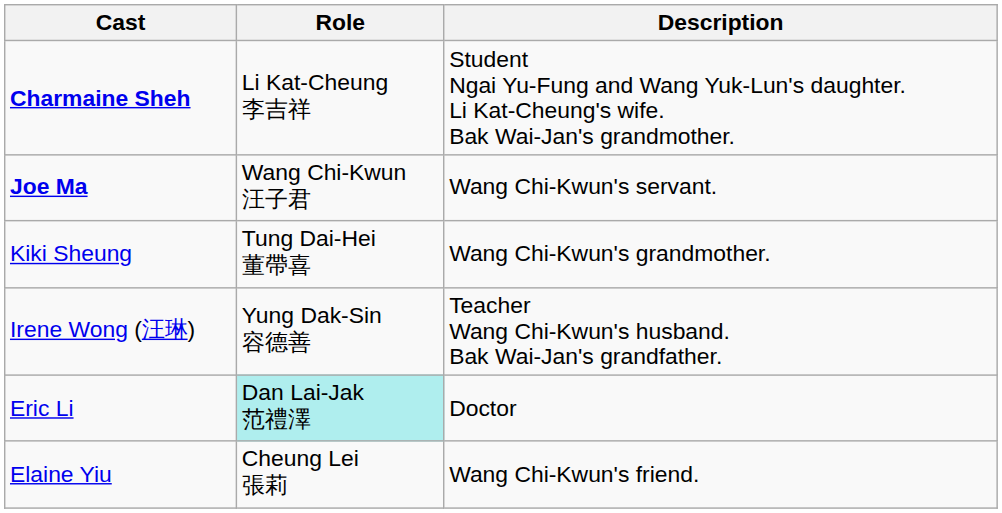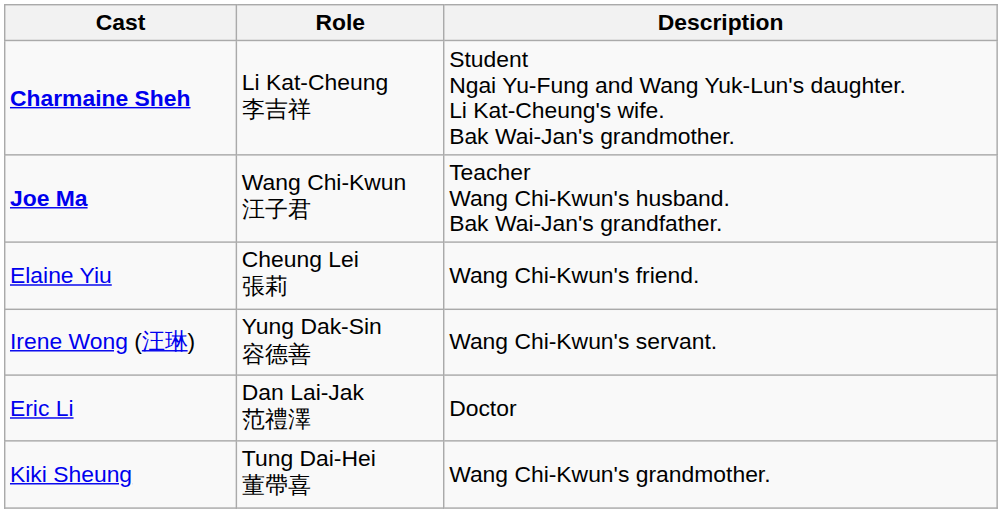(583, 187) Wang Chi-Kwun's servant. -> (590, 198) Teacher Wang Chi-Kwun's husband. Bak Wai-Jan's grandfather.
rows swapped: (71, 253) <-> (61, 474)
(590, 330) Teacher Wang Chi-Kwun's husband. Bak Wai-Jan's grandfather. -> (583, 341) Wang Chi-Kwun's servant.
(303, 406) paleturquoise background -> (303, 406) no background
